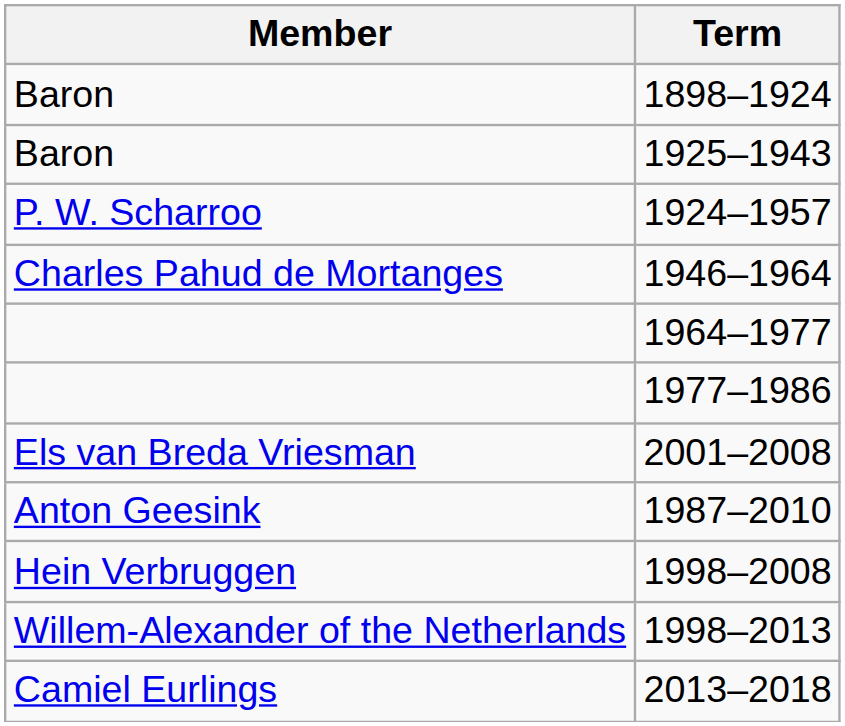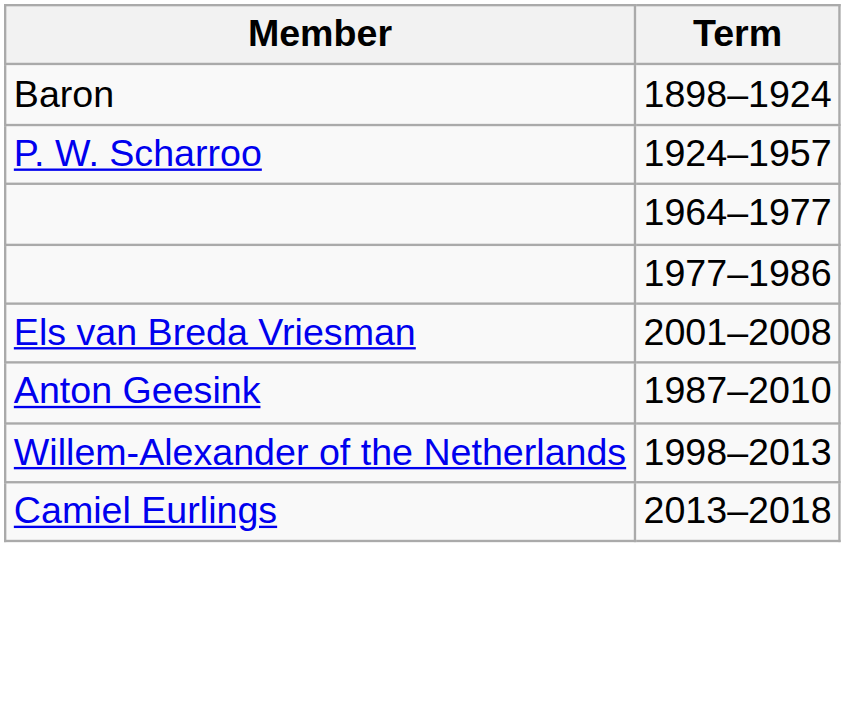- row: (738, 153)
- row: (738, 272)
- row: (738, 570)
